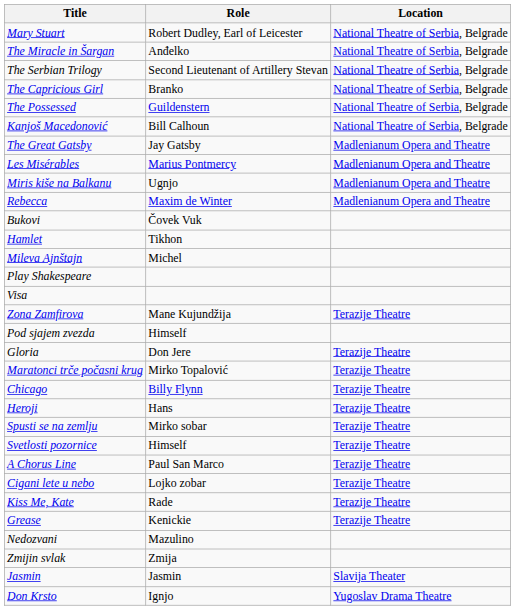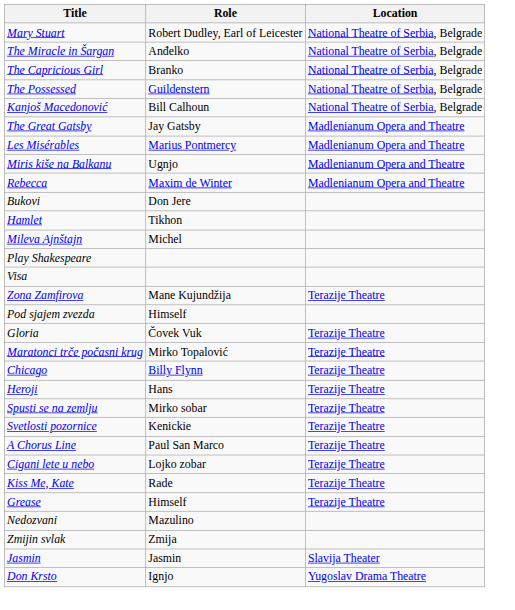- row: (54, 70)
(175, 220) Čovek Vuk -> (170, 201) Don Jere
(170, 351) Don Jere -> (175, 333) Čovek Vuk
(167, 445) Himself -> (170, 426) Kenickie
(170, 520) Kenickie -> (167, 502) Himself
